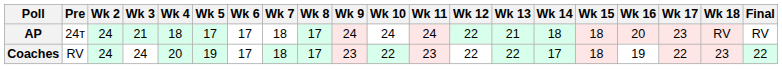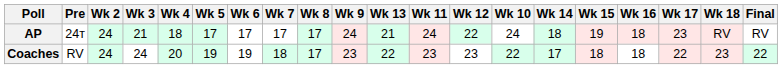columns swapped: (388, 14) <-> (513, 14)
(280, 34) 18 -> (280, 34) 17
(596, 34) 18 -> (596, 34) 19
(638, 34) 20 -> (638, 34) 18
(245, 53) 17 -> (245, 53) 19
(471, 53) 22 -> (471, 53) 23
(638, 53) 19 -> (638, 53) 18
